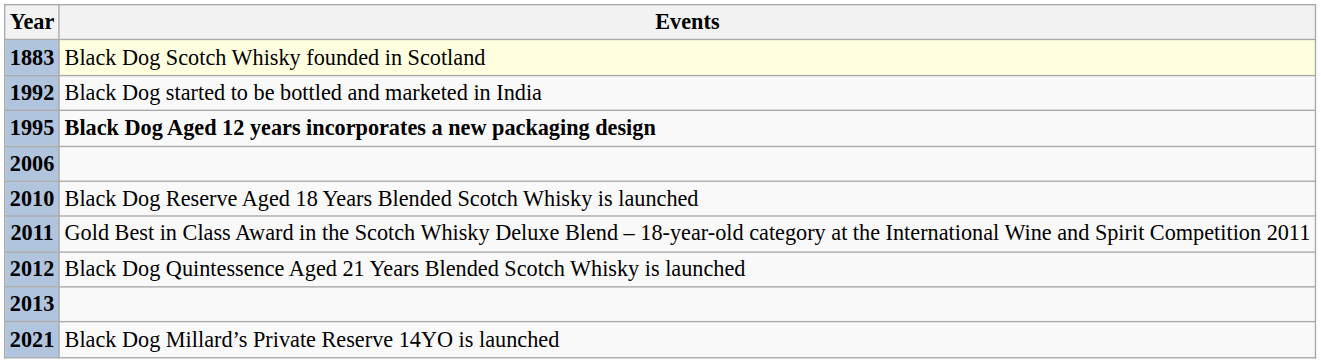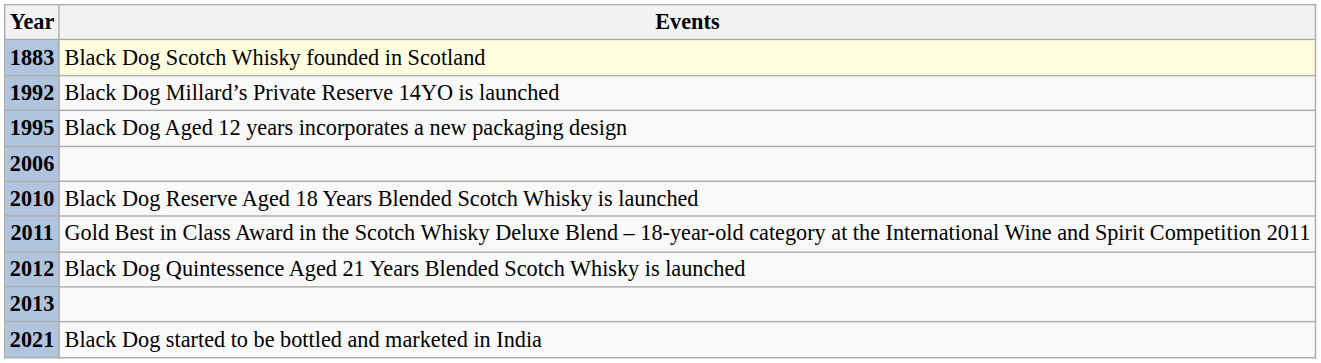(303, 92) Black Dog started to be bottled and marketed in India -> (312, 92) Black Dog Millard’s Private Reserve 14YO is launched
(360, 127) bold -> (346, 127) normal
(312, 339) Black Dog Millard’s Private Reserve 14YO is launched -> (303, 339) Black Dog started to be bottled and marketed in India
